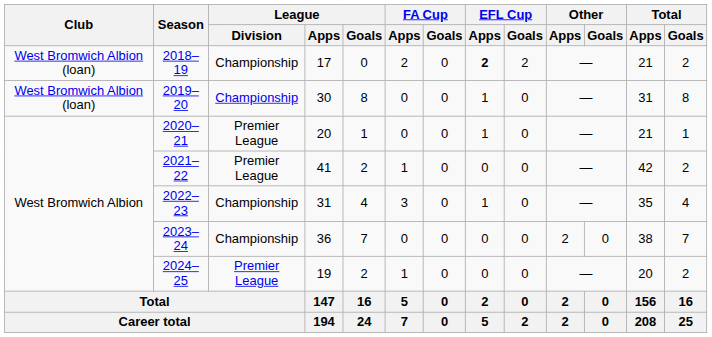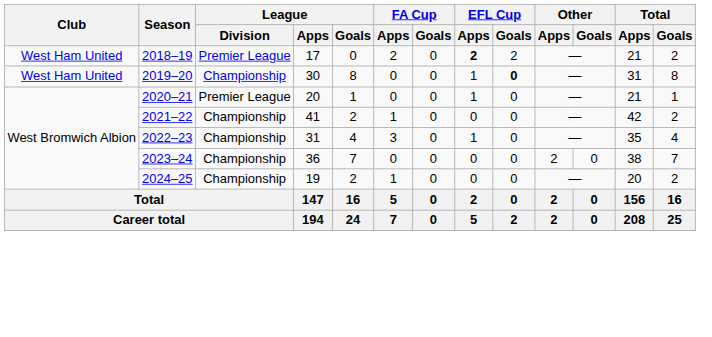(79, 63) West Bromwich Albion (loan) -> (72, 55) West Ham United
(257, 63) Championship -> (245, 55) Premier League
(79, 98) West Bromwich Albion (loan) -> (72, 76) West Ham United
(525, 98) normal -> (514, 76) bold
(257, 168) Premier League -> (245, 117) Championship
(257, 273) Premier League -> (245, 179) Championship
